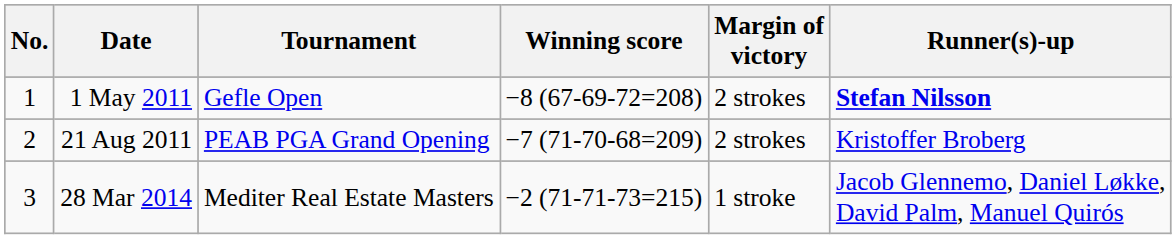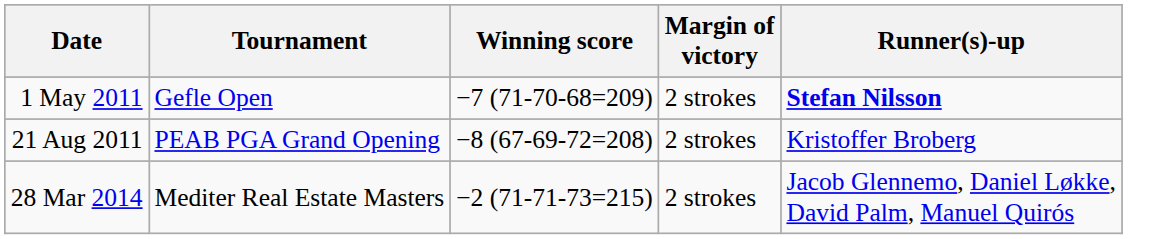- column: (30, 40)
(604, 98) −8 (67-69-72=208) -> (555, 98) −7 (71-70-68=209)
(604, 140) −7 (71-70-68=209) -> (555, 140) −8 (67-69-72=208)
(755, 197) 1 stroke -> (710, 197) 2 strokes
